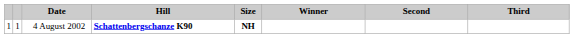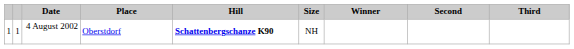+ column: (127, 11)
(248, 26) bold -> (311, 31) normal
